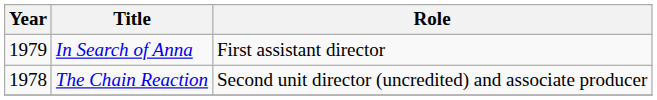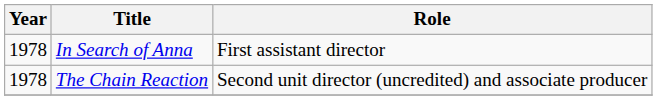(28, 49) 1979 -> (28, 49) 1978
